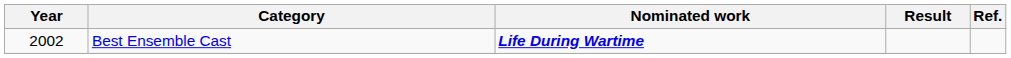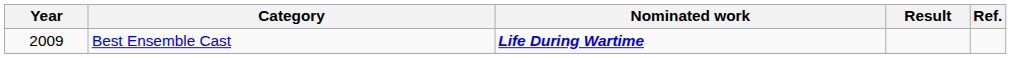(46, 41) 2002 -> (46, 41) 2009
